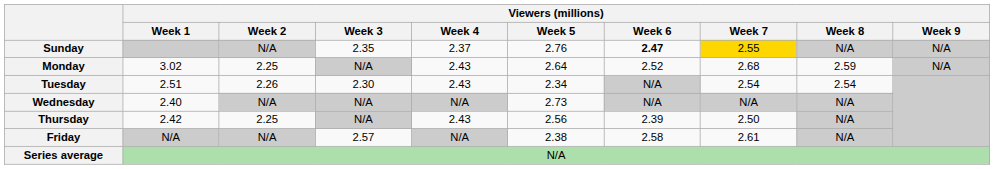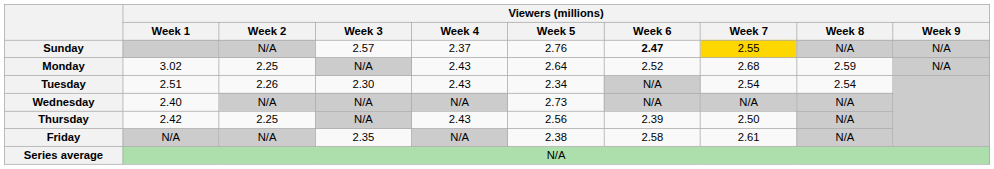(363, 49) 2.35 -> (363, 49) 2.57
(363, 138) 2.57 -> (363, 138) 2.35
